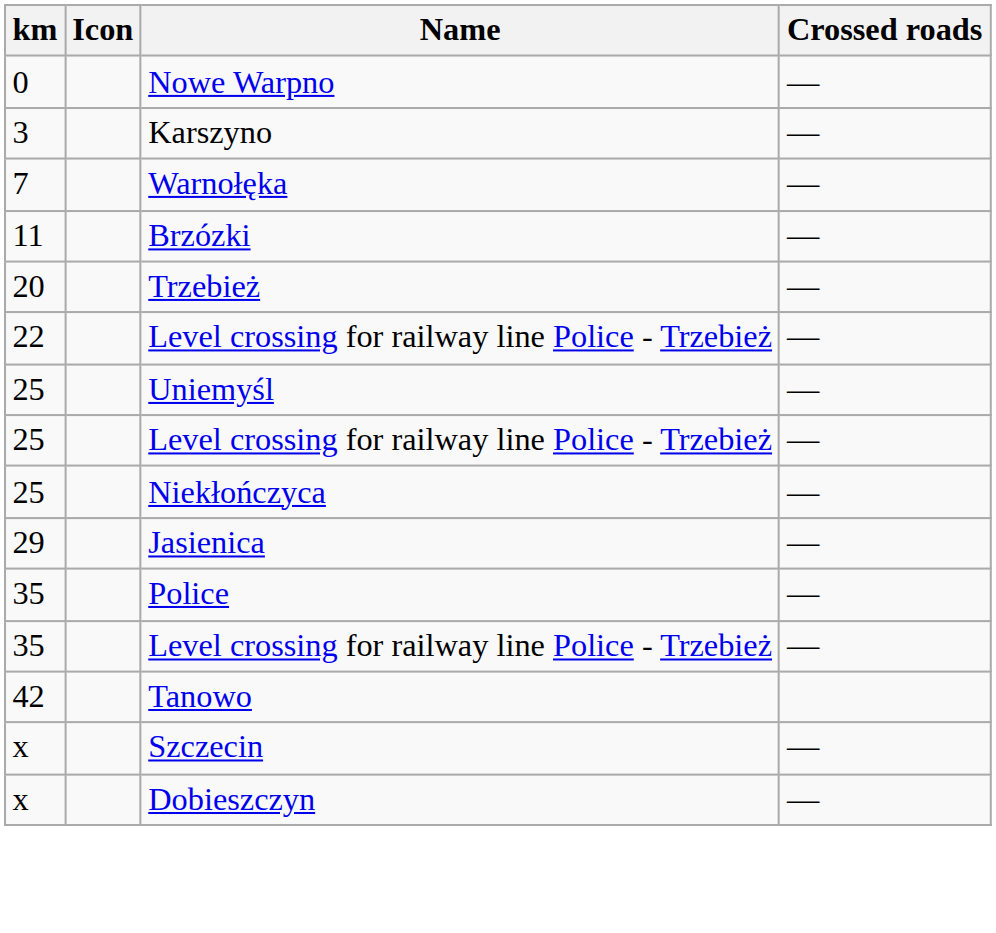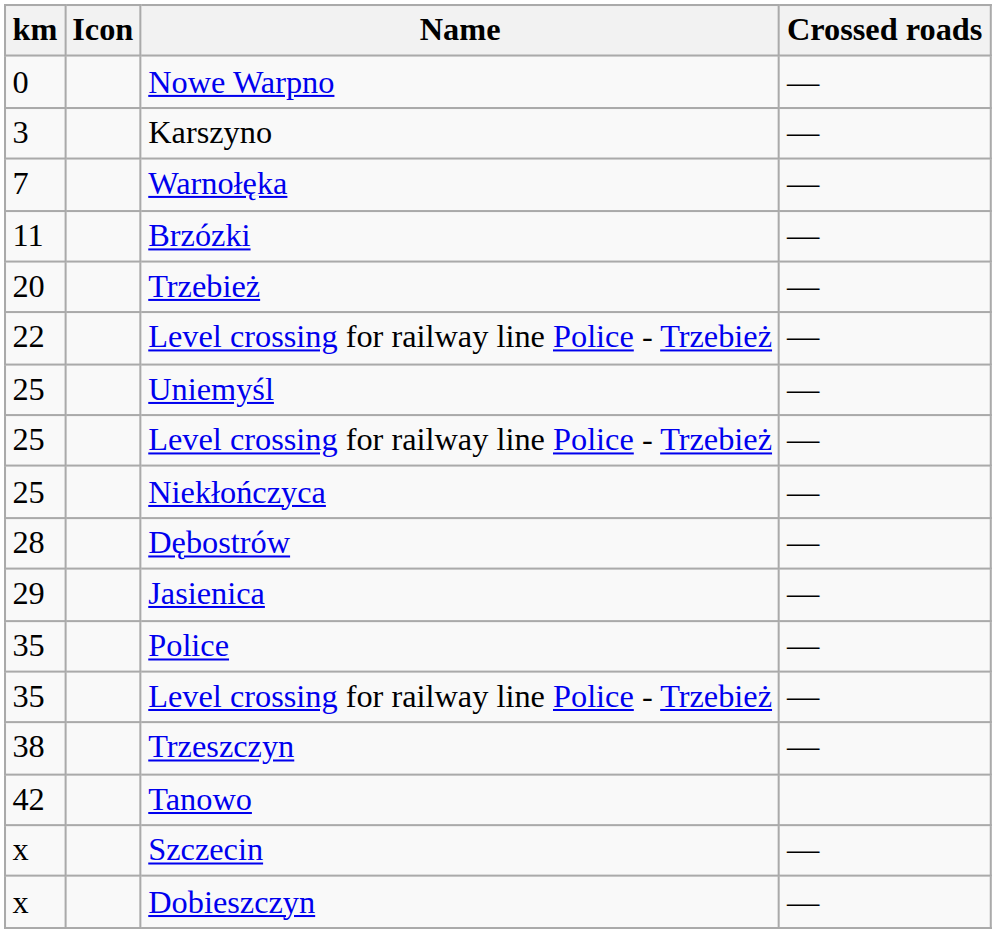+ row: (29, 542)
+ row: (29, 747)
